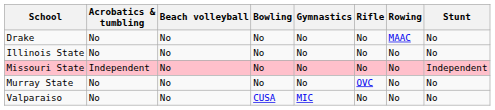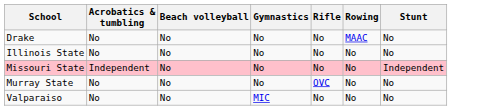- column: (273, 17)
